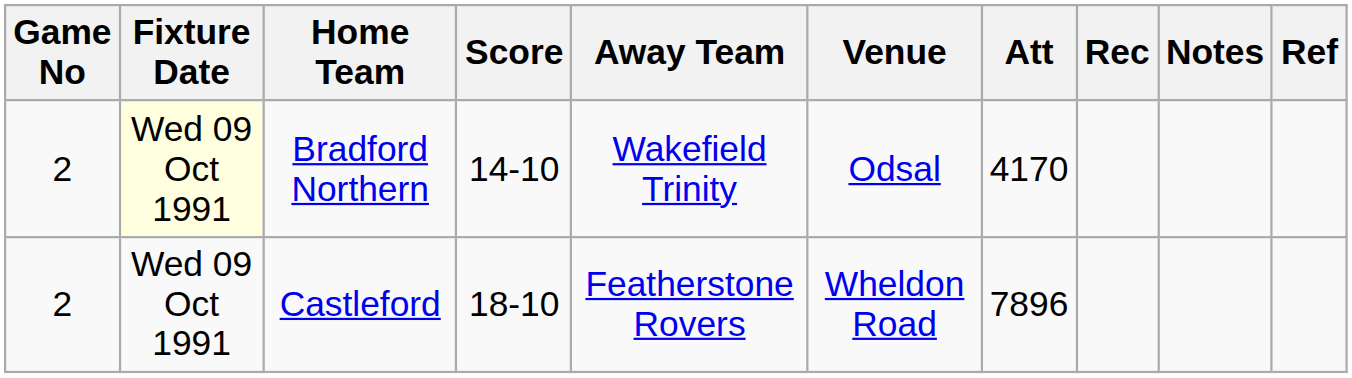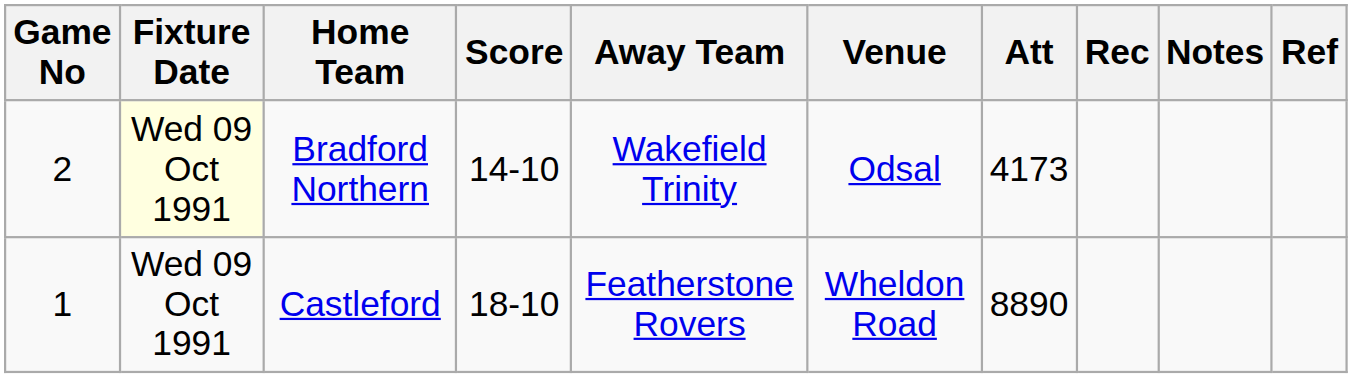(1029, 168) 4170 -> (1029, 168) 4173
(62, 303) 2 -> (62, 303) 1
(1029, 303) 7896 -> (1029, 303) 8890
